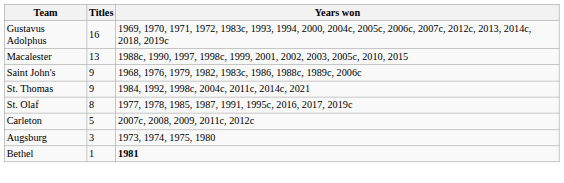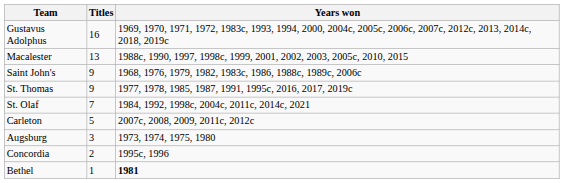(214, 89) 1984, 1992, 1998c, 2004c, 2011c, 2014c, 2021 -> (235, 89) 1977, 1978, 1985, 1987, 1991, 1995c, 2016, 2017, 2019c
(92, 105) 8 -> (92, 105) 7
(235, 105) 1977, 1978, 1985, 1987, 1991, 1995c, 2016, 2017, 2019c -> (214, 105) 1984, 1992, 1998c, 2004c, 2011c, 2014c, 2021
+ row: (28, 154)
